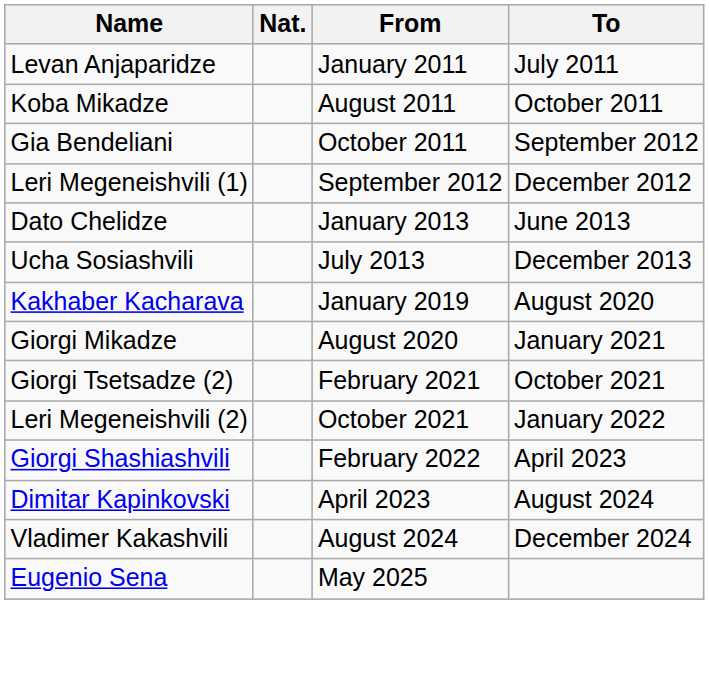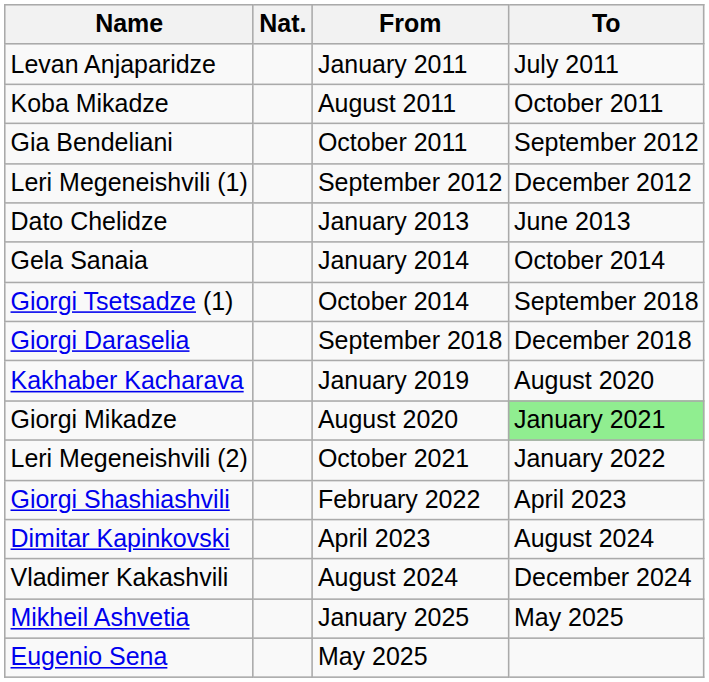- row: (102, 261)
+ row: (79, 261)
+ row: (122, 301)
+ row: (100, 340)
(590, 340) no background -> (590, 420) lightgreen background
- row: (122, 380)
+ row: (100, 618)
